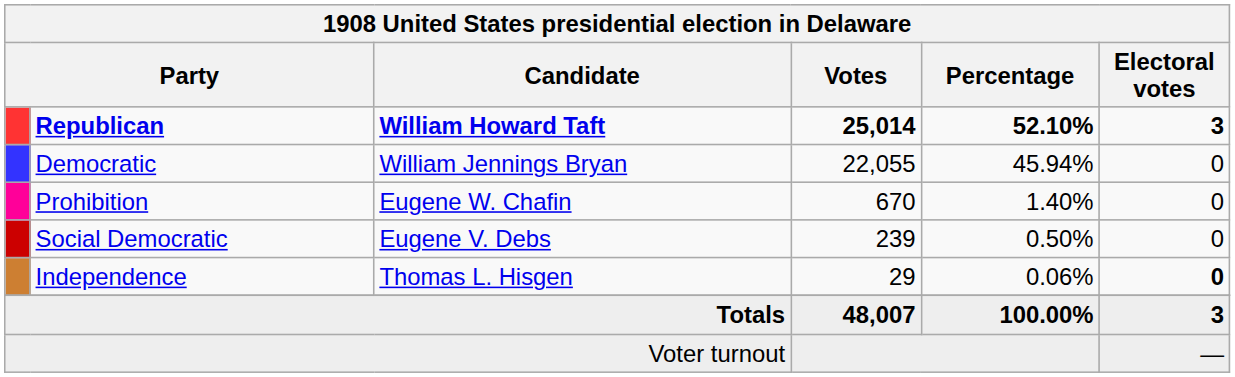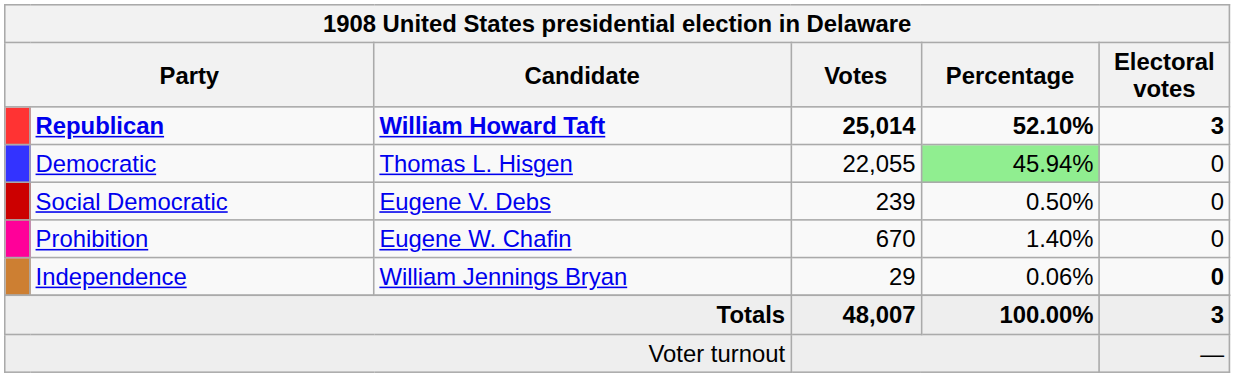(503, 164) William Jennings Bryan -> (476, 164) Thomas L. Hisgen
(1053, 164) no background -> (1053, 164) lightgreen background
rows swapped: (92, 202) <-> (132, 239)
(476, 277) Thomas L. Hisgen -> (503, 277) William Jennings Bryan
